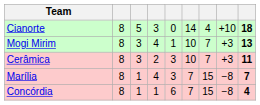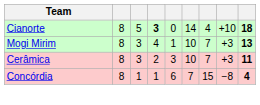(156, 28) normal -> (156, 28) bold
- row: (22, 76)
